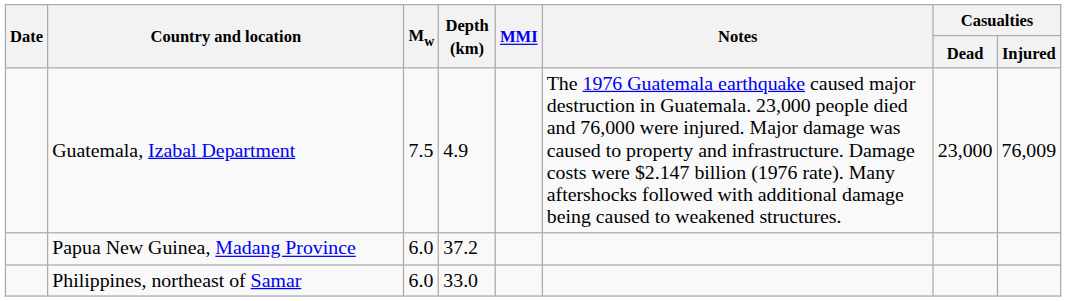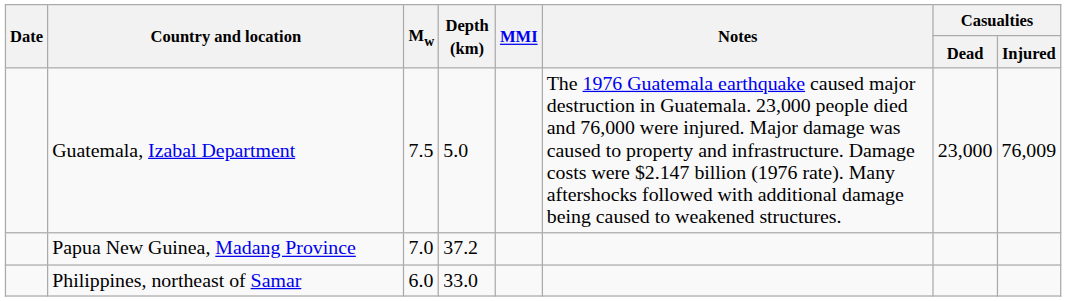(456, 150) 4.9 -> (456, 150) 5.0
(421, 248) 6.0 -> (421, 248) 7.0
